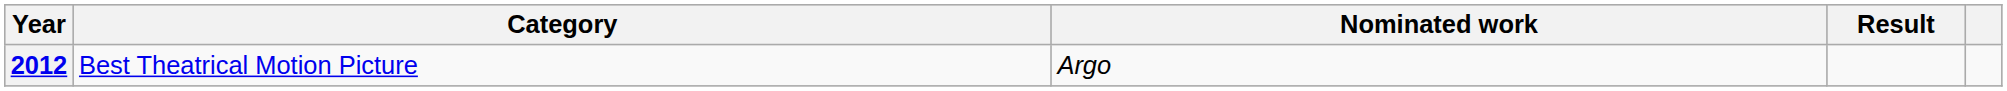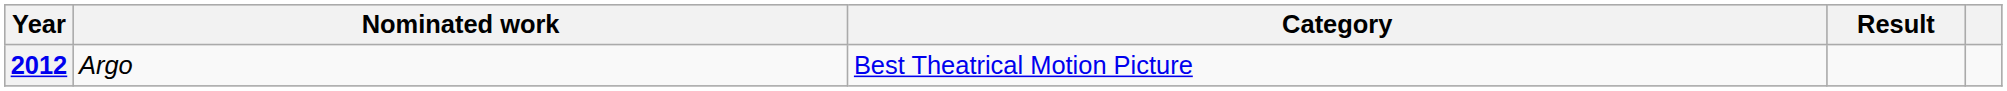columns swapped: (1439, 24) <-> (562, 24)
